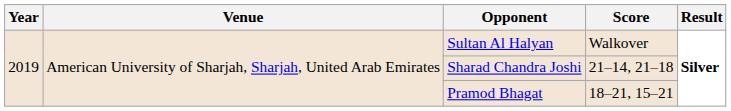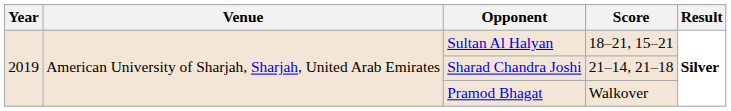(618, 43) Walkover -> (631, 43) 18–21, 15–21
(631, 93) 18–21, 15–21 -> (618, 93) Walkover
